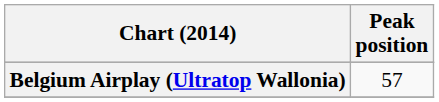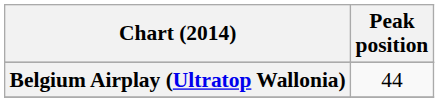(392, 79) 57 -> (392, 79) 44
